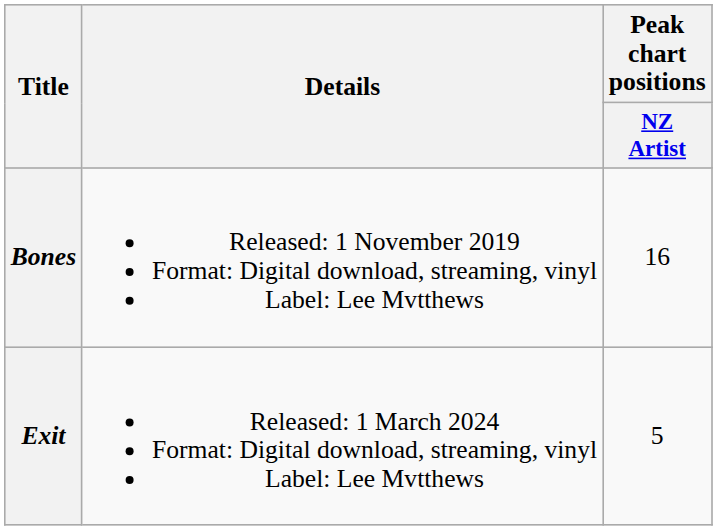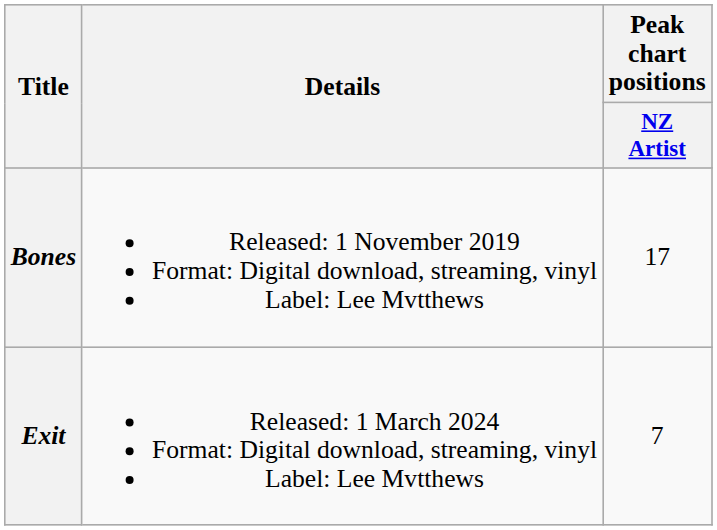(657, 257) 16 -> (657, 257) 17
(657, 435) 5 -> (657, 435) 7
